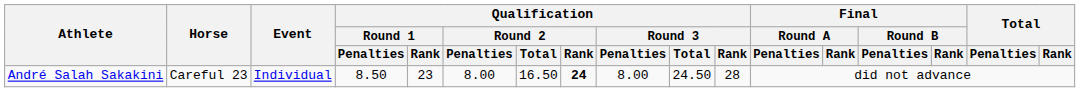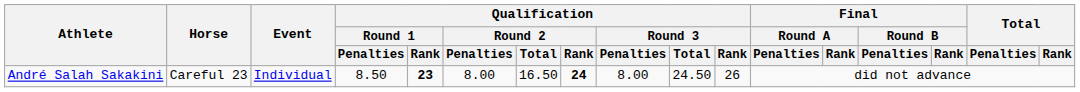(425, 76) normal -> (425, 76) bold
(732, 76) 28 -> (732, 76) 26
